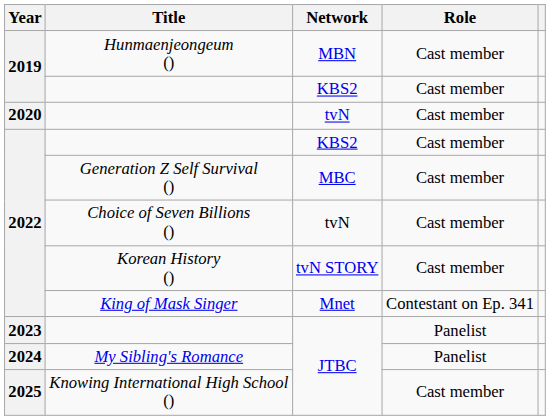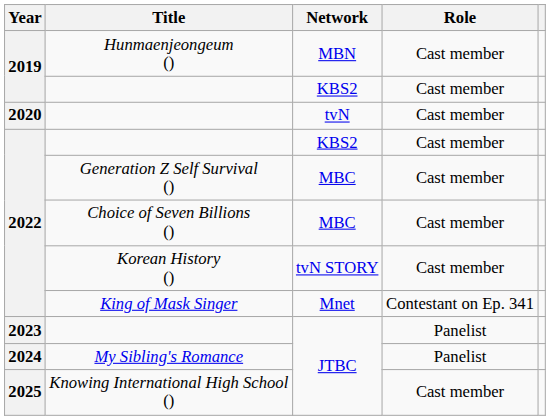(337, 222) tvN -> (337, 222) MBC
